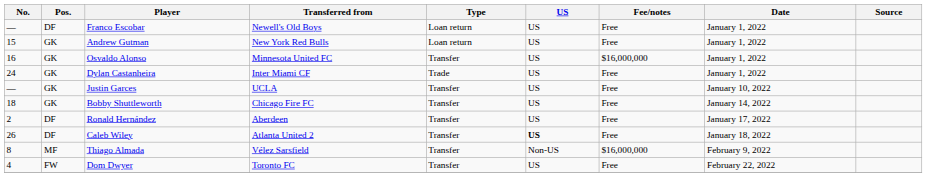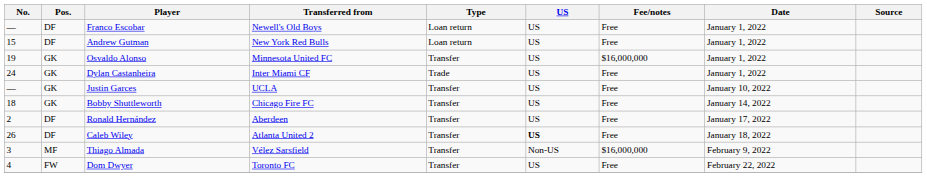(51, 42) GK -> (50, 42) DF
(11, 58) 16 -> (11, 58) 19
(9, 149) 8 -> (9, 149) 3
